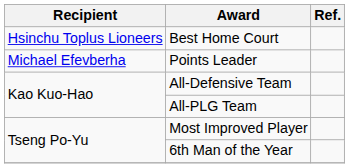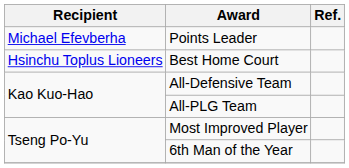rows swapped: (213, 60) <-> (224, 38)
